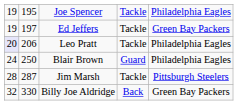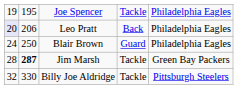- row: (78, 28)
(133, 44) Tackle -> (133, 28) Back
(29, 76) normal -> (29, 60) bold
(191, 76) Pittsburgh Steelers -> (191, 60) Green Bay Packers
(133, 92) Back -> (133, 76) Tackle
(191, 92) Green Bay Packers -> (191, 76) Pittsburgh Steelers
